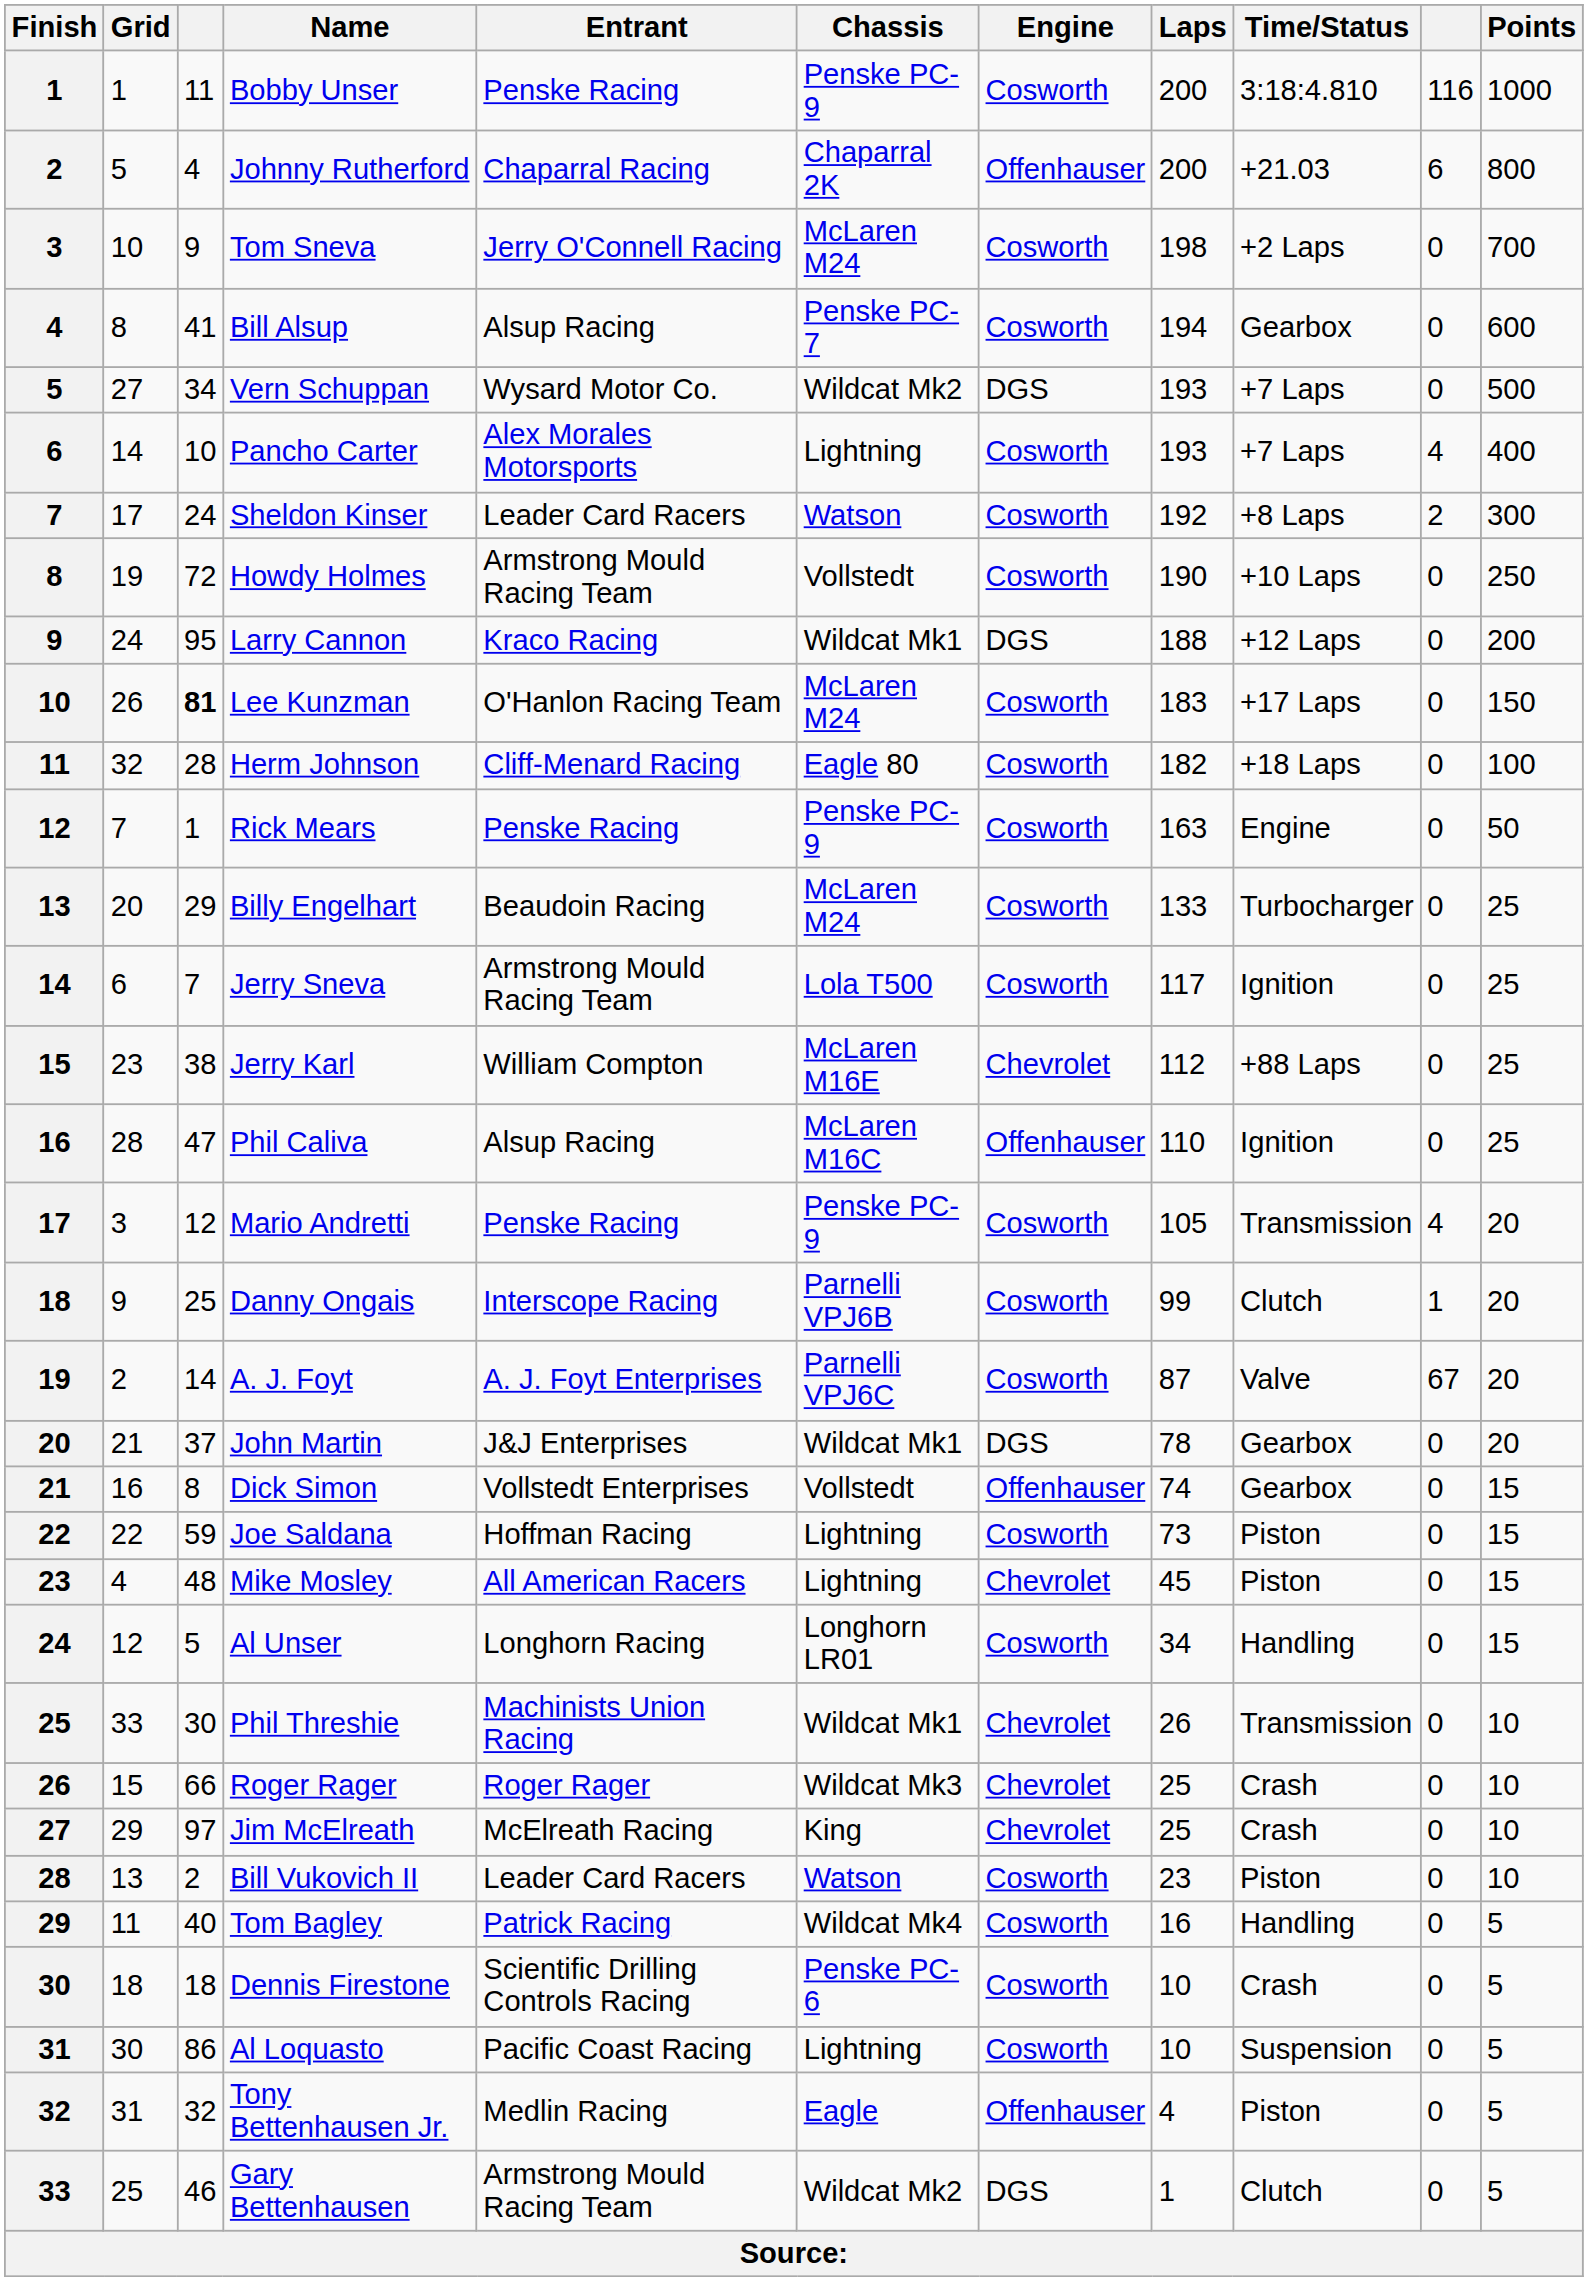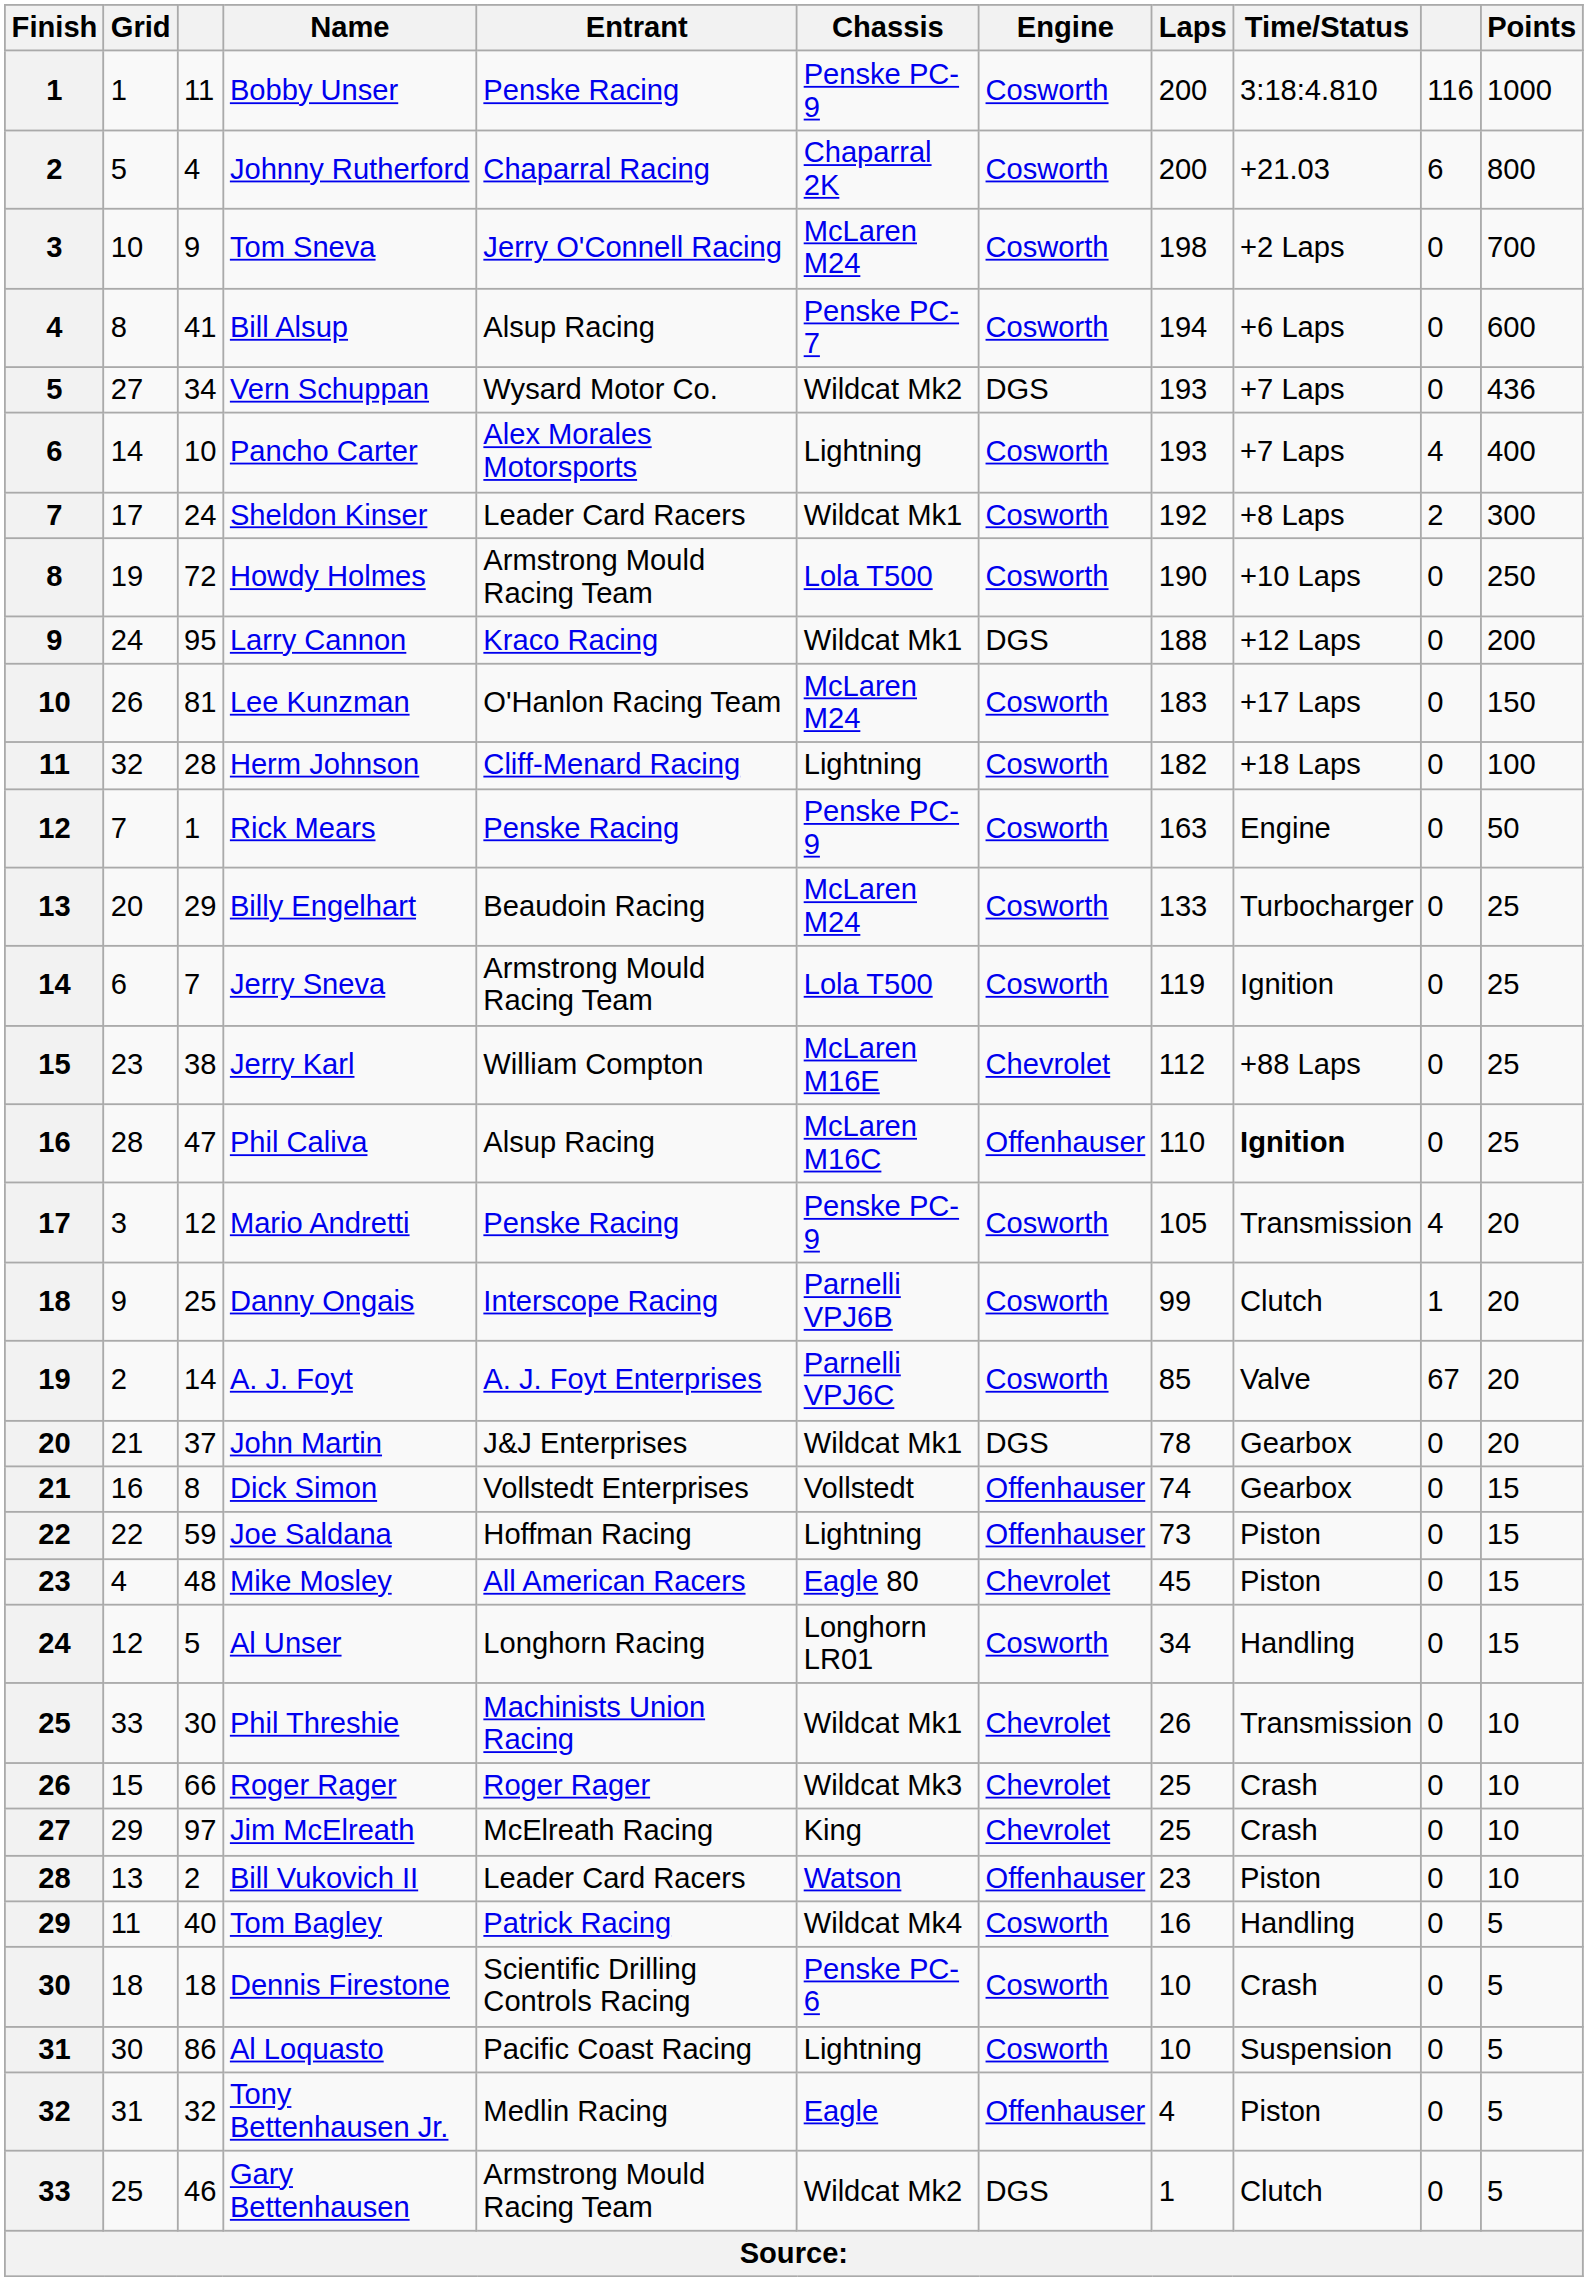(1065, 169) Offenhauser -> (1047, 169) Cosworth
(1296, 326) Gearbox -> (1292, 326) +6 Laps
(1511, 389) 500 -> (1511, 389) 436
(853, 514) Watson -> (883, 514) Wildcat Mk1
(859, 577) Vollstedt -> (868, 577) Lola T500
(200, 702) bold -> (200, 702) normal
(861, 764) Eagle 80 -> (863, 764) Lightning
(1182, 985) 117 -> (1182, 985) 119
(1287, 1143) normal -> (1293, 1143) bold
(1175, 1380) 87 -> (1175, 1380) 85
(1047, 1535) Cosworth -> (1065, 1535) Offenhauser
(863, 1581) Lightning -> (861, 1581) Eagle 80
(1047, 1877) Cosworth -> (1065, 1877) Offenhauser
